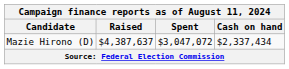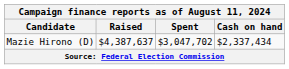(185, 41) $3,047,072 -> (185, 41) $3,047,702
